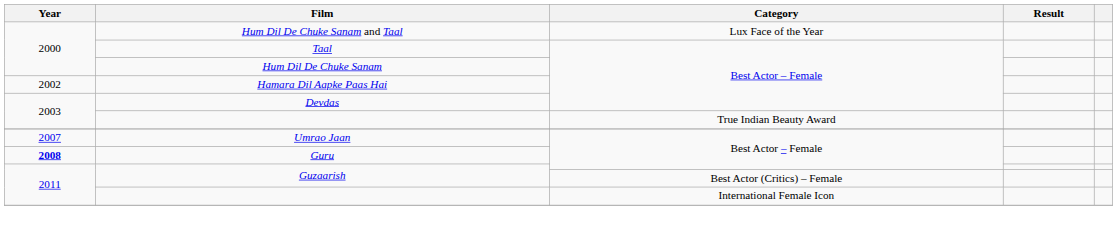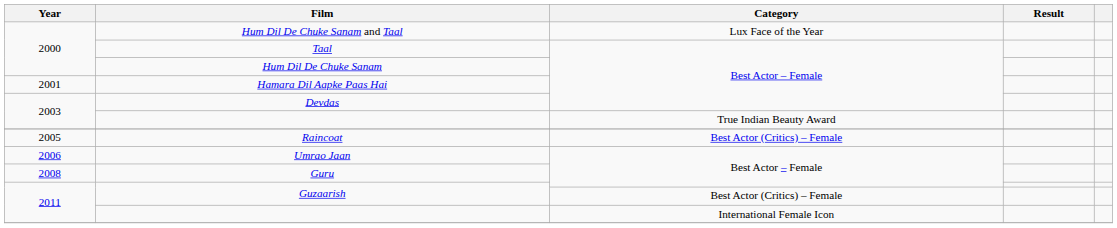(50, 84) 2002 -> (50, 84) 2001
+ row: (322, 137)
(50, 137) 2007 -> (50, 155) 2006
(50, 155) bold -> (50, 173) normal
